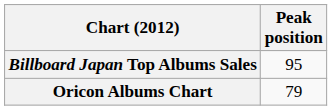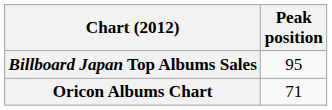(294, 91) 79 -> (294, 91) 71
